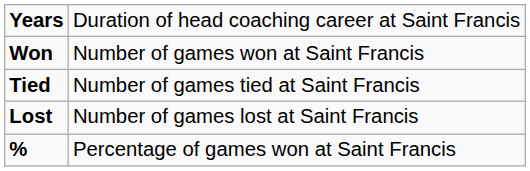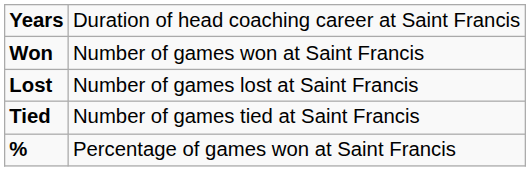rows swapped: (31, 117) <-> (30, 85)
